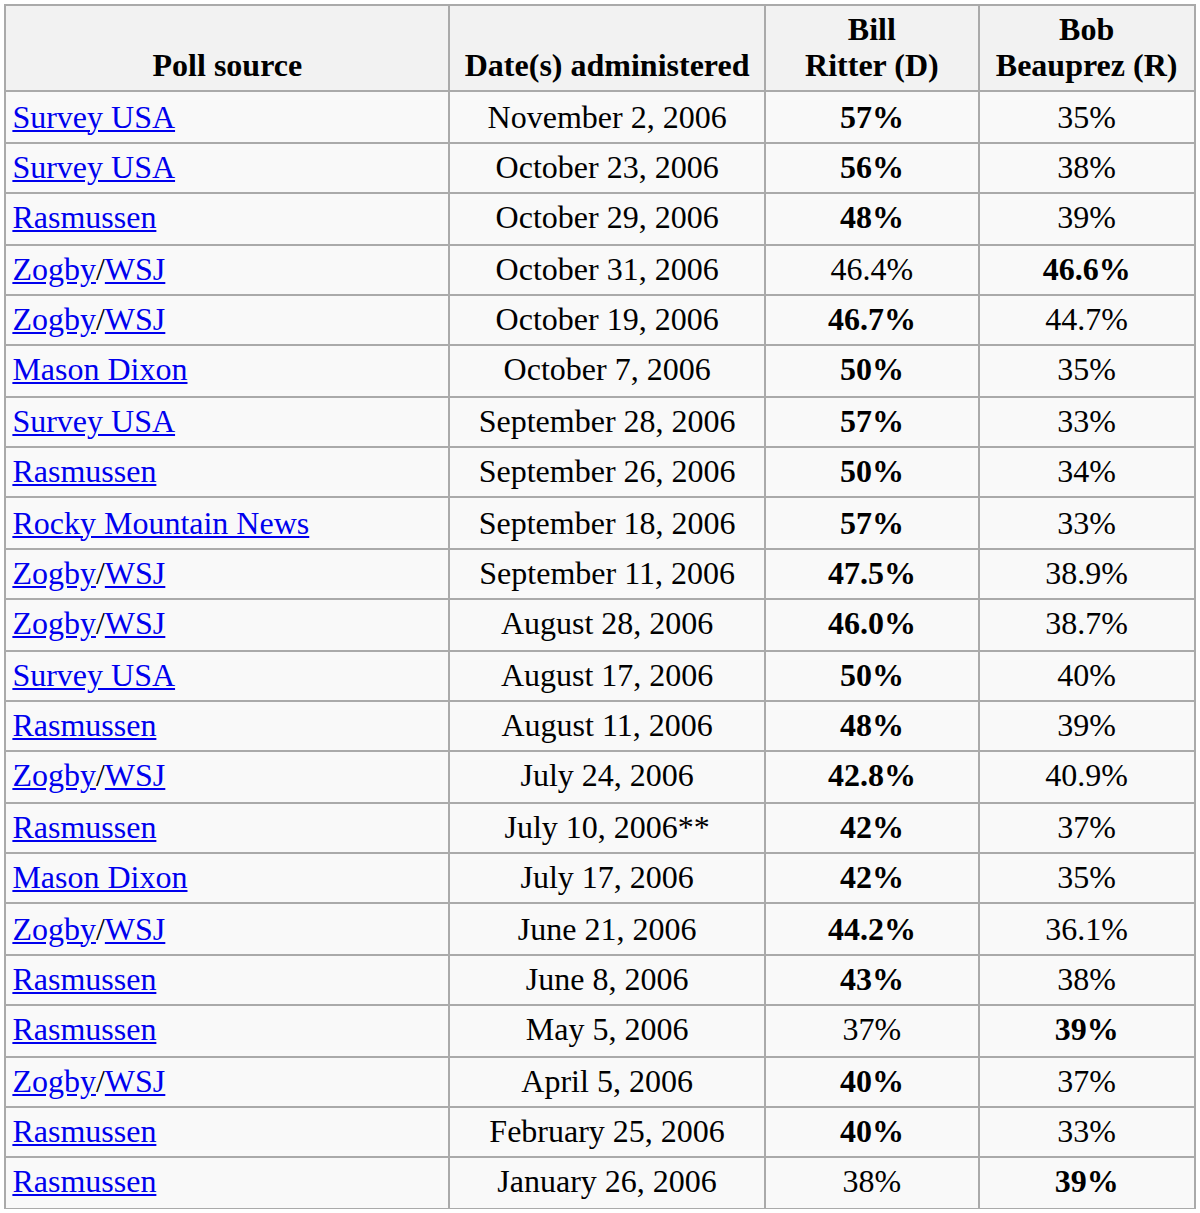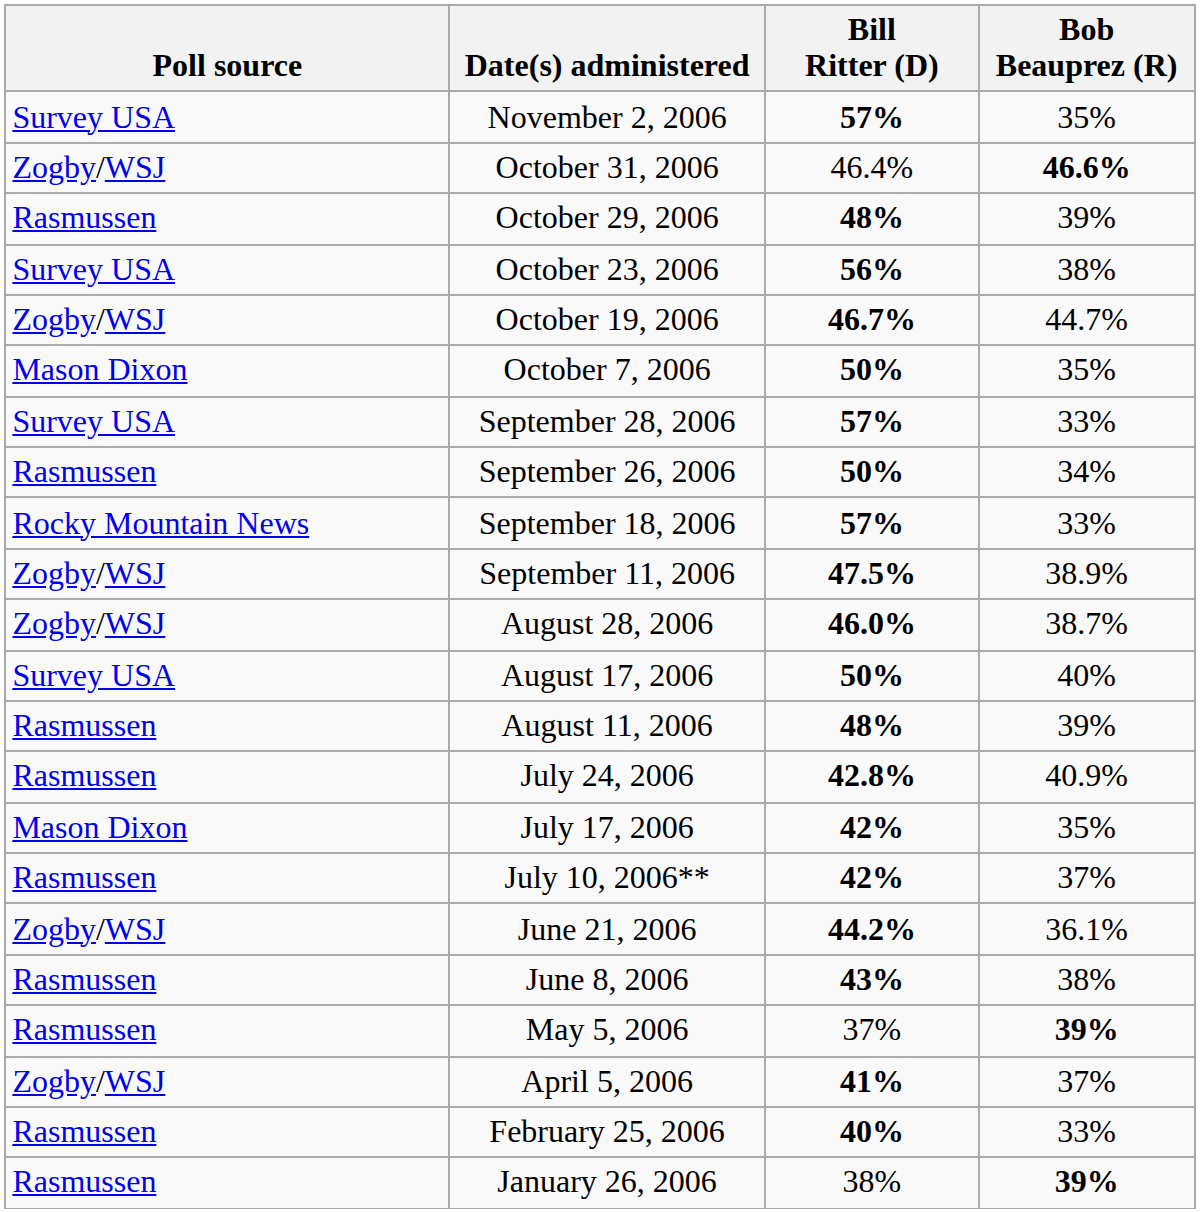rows swapped: (607, 268) <-> (607, 167)
(89, 776) Zogby/WSJ -> (84, 776) Rasmussen
rows swapped: (607, 877) <-> (607, 827)
(872, 1080) 40% -> (872, 1080) 41%
